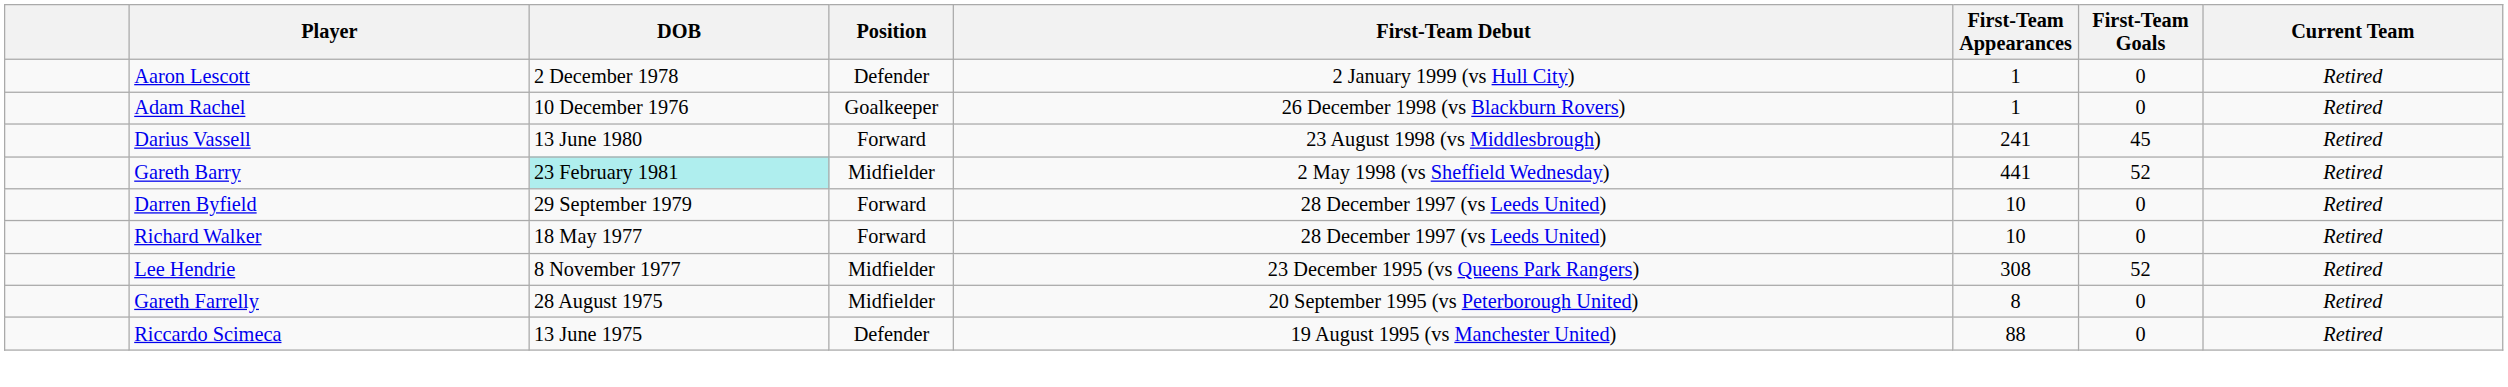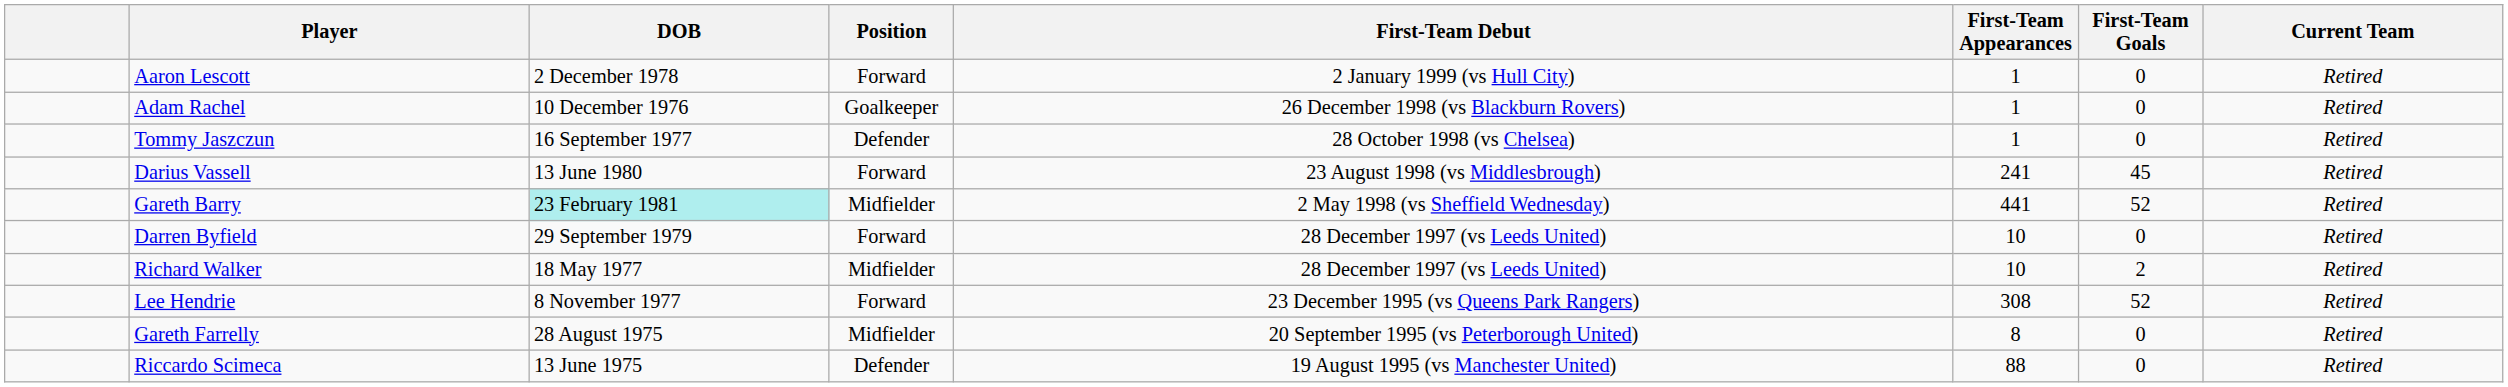(891, 75) Defender -> (891, 75) Forward
+ row: (204, 140)
(891, 236) Forward -> (891, 269) Midfielder
(2140, 236) 0 -> (2140, 269) 2
(891, 269) Midfielder -> (891, 301) Forward
